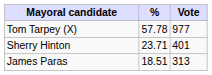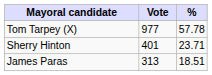columns swapped: (189, 12) <-> (155, 12)
